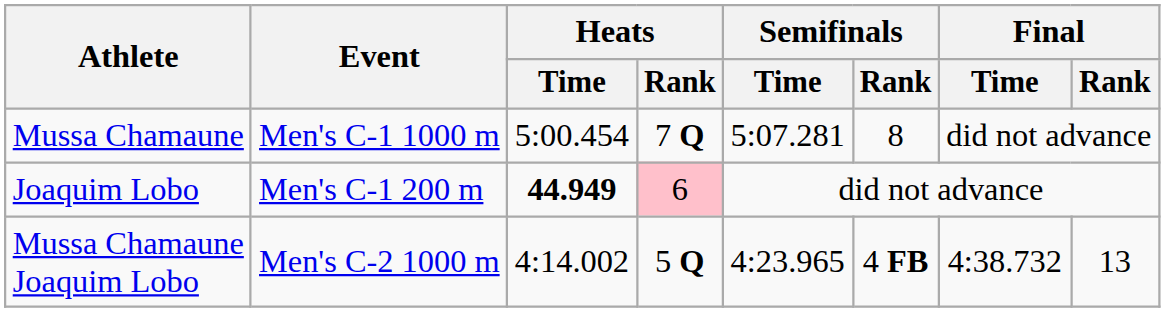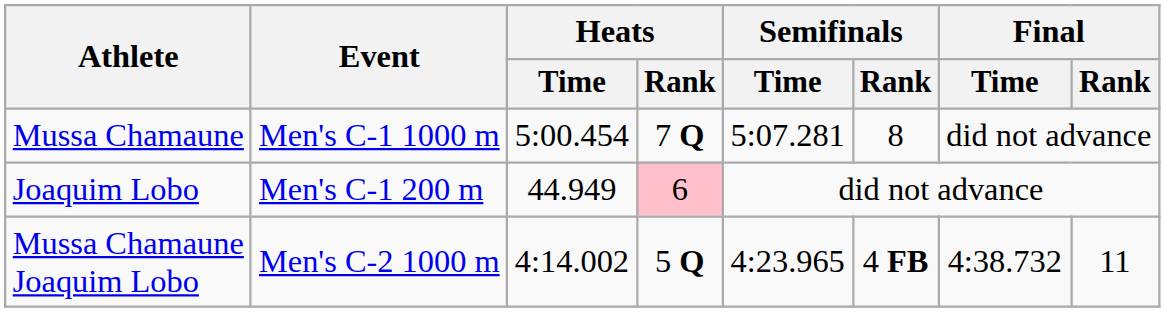(572, 189) bold -> (572, 189) normal
(1115, 261) 13 -> (1115, 261) 11
